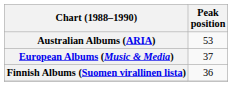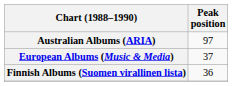(208, 40) 53 -> (208, 40) 97
